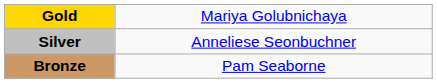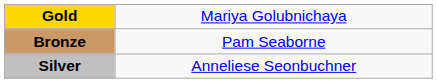rows swapped: (60, 41) <-> (60, 66)
